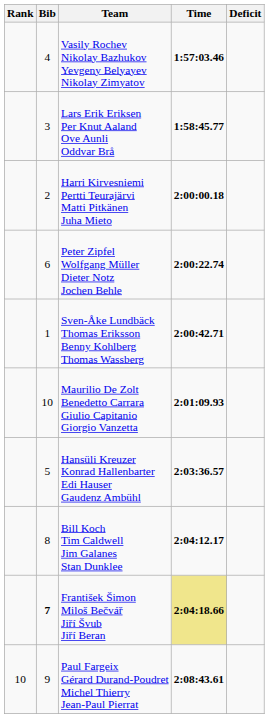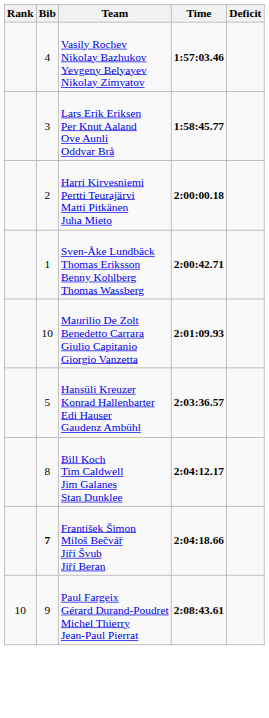- row: (100, 270)
(199, 610) khaki background -> (199, 541) no background
